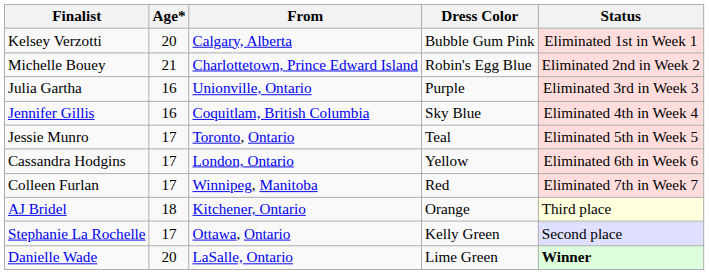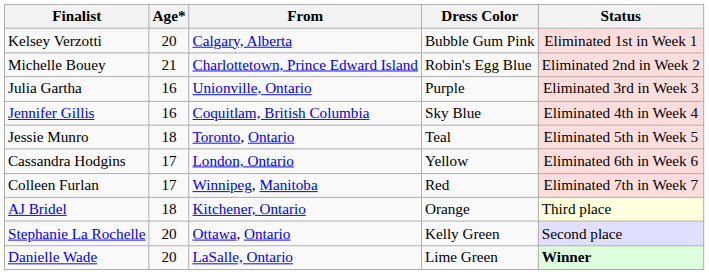(169, 137) 17 -> (169, 137) 18
(169, 233) 17 -> (169, 233) 20
